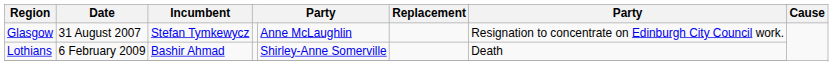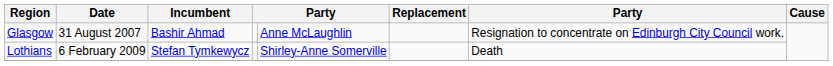(200, 32) Stefan Tymkewycz -> (188, 32) Bashir Ahmad
(188, 51) Bashir Ahmad -> (200, 51) Stefan Tymkewycz
